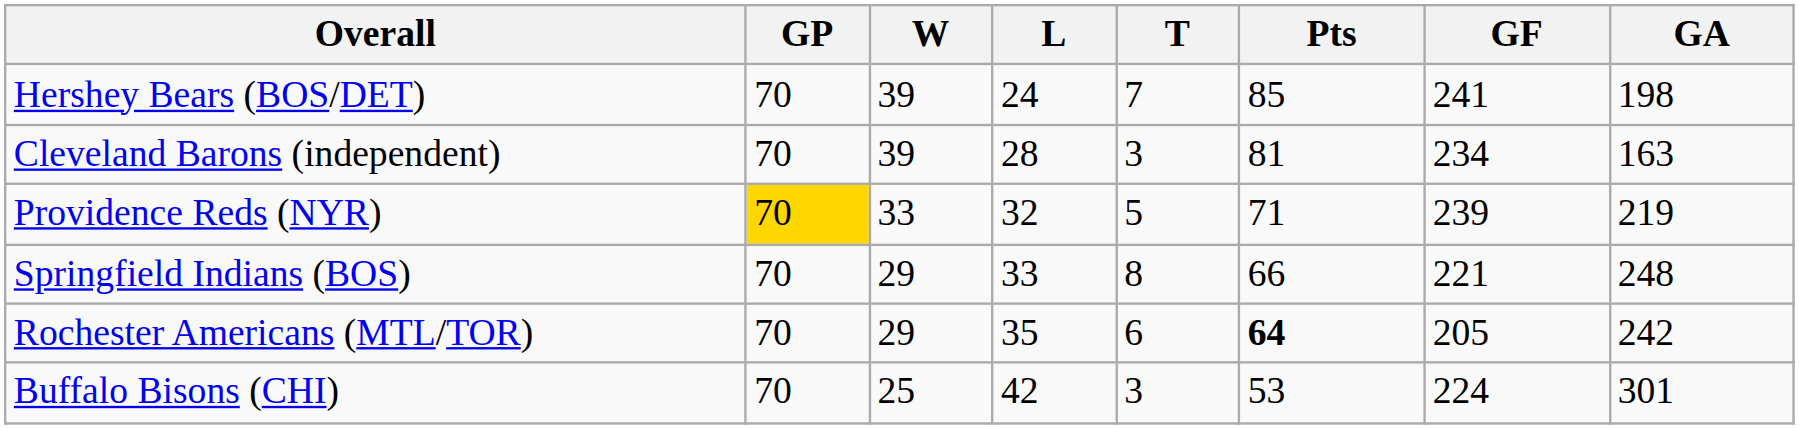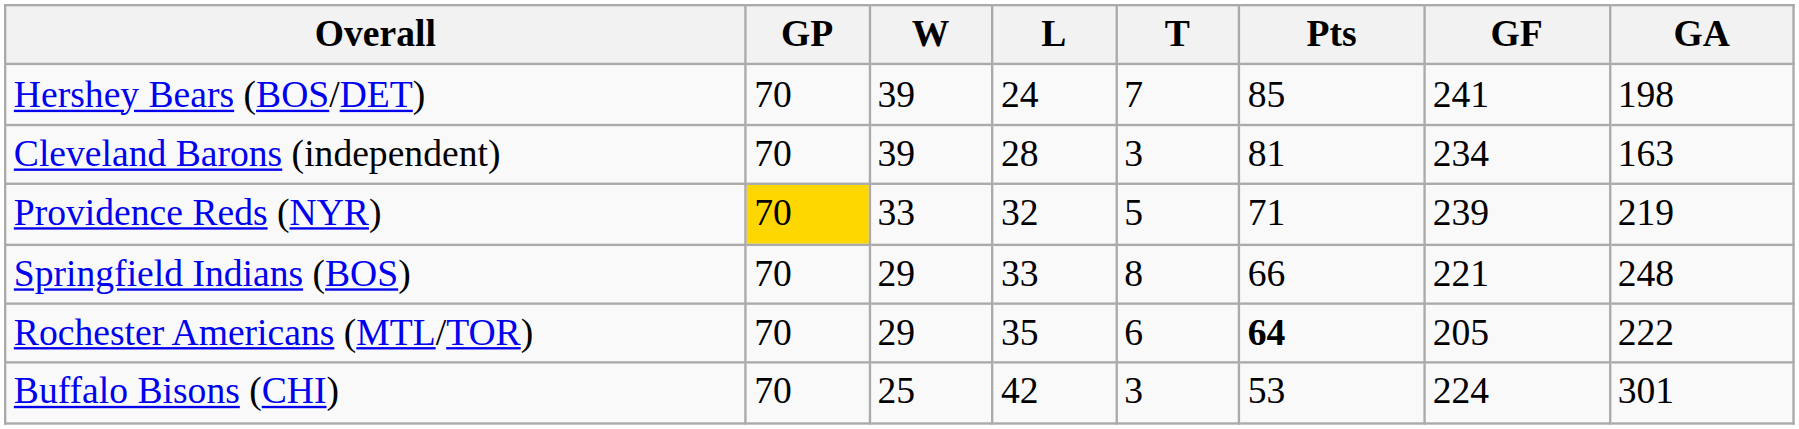(1646, 332) 242 -> (1646, 332) 222
